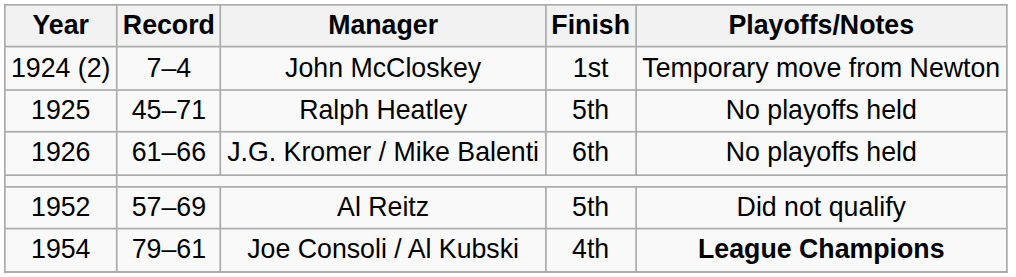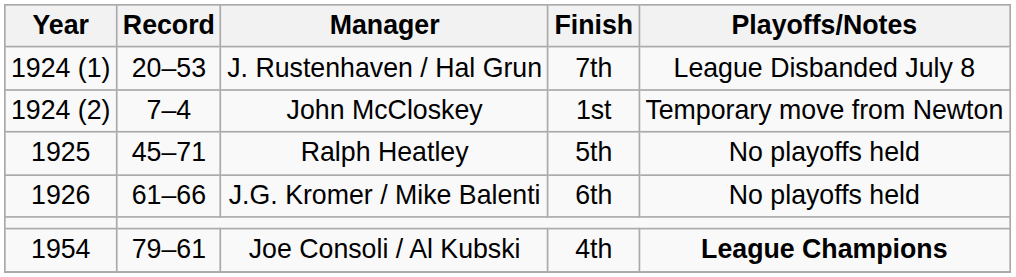+ row: (61, 68)
- row: (61, 207)
